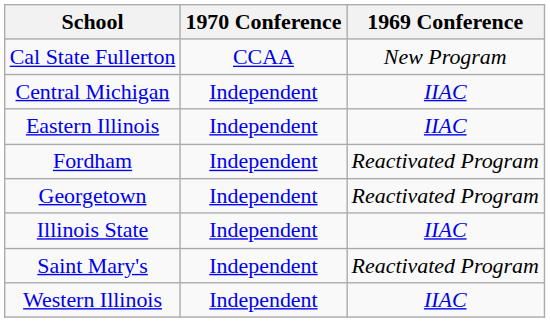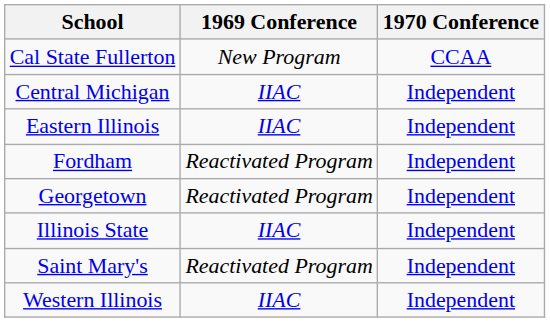columns swapped: (445, 21) <-> (263, 21)
